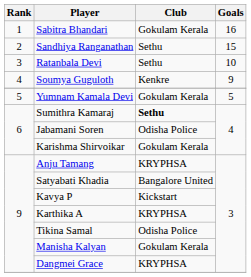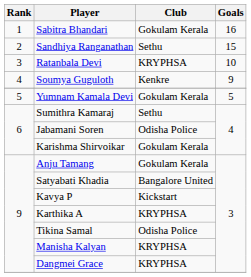(150, 63) Sethu -> (163, 63) KRYPHSA
(151, 113) bold -> (150, 113) normal
(163, 163) KRYPHSA -> (173, 163) Gokulam Kerala
(173, 247) Gokulam Kerala -> (163, 247) KRYPHSA
